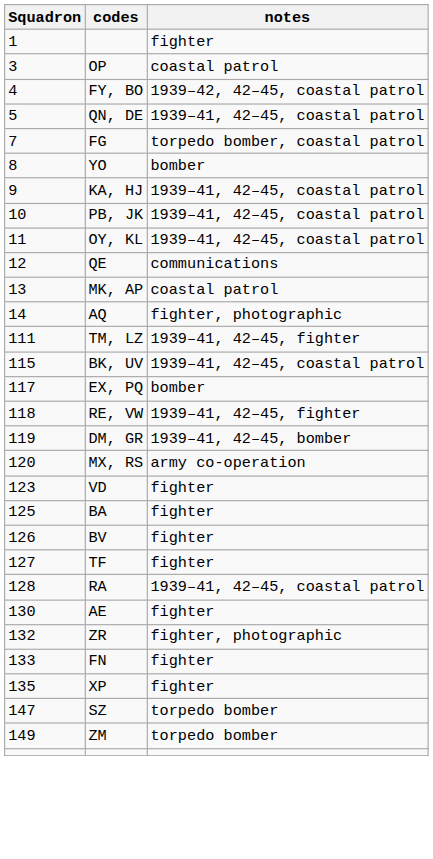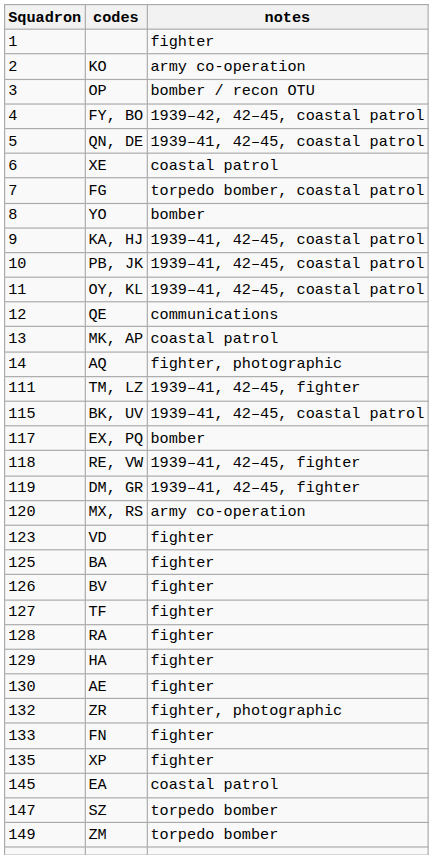+ row: (13, 67)
(214, 67) coastal patrol -> (233, 91) bomber / recon OTU
+ row: (13, 166)
(251, 438) 1939–41, 42–45, bomber -> (255, 488) 1939–41, 42–45, fighter
(287, 587) 1939–41, 42–45, coastal patrol -> (182, 637) fighter
+ row: (22, 662)
+ row: (22, 785)
